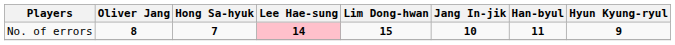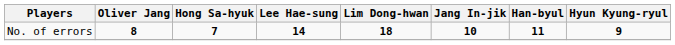(299, 31) pink background -> (299, 31) no background
(386, 31) 15 -> (386, 31) 18
